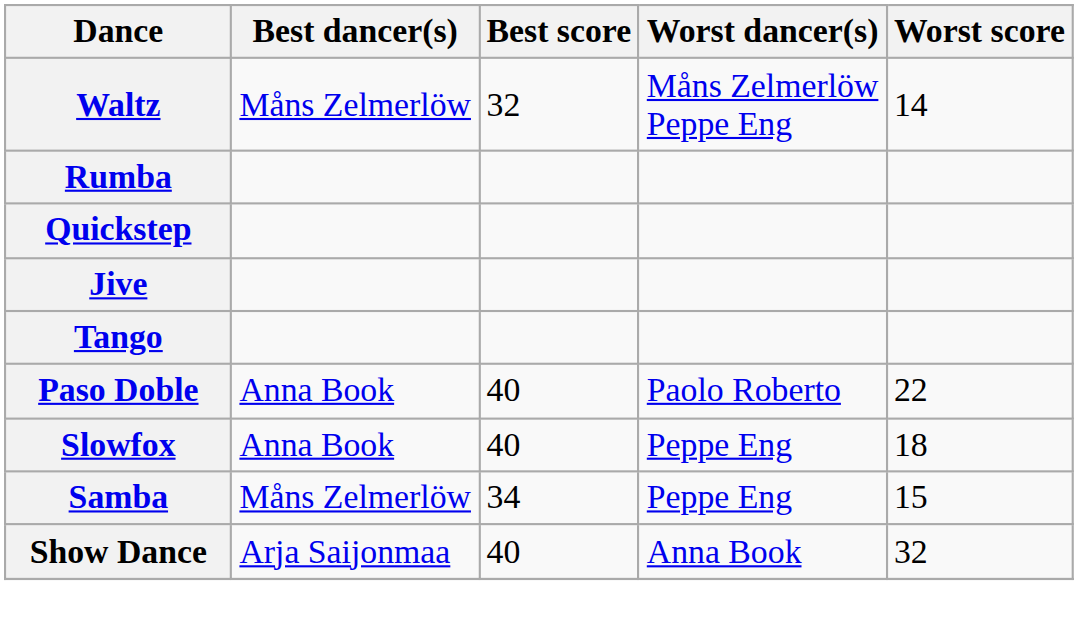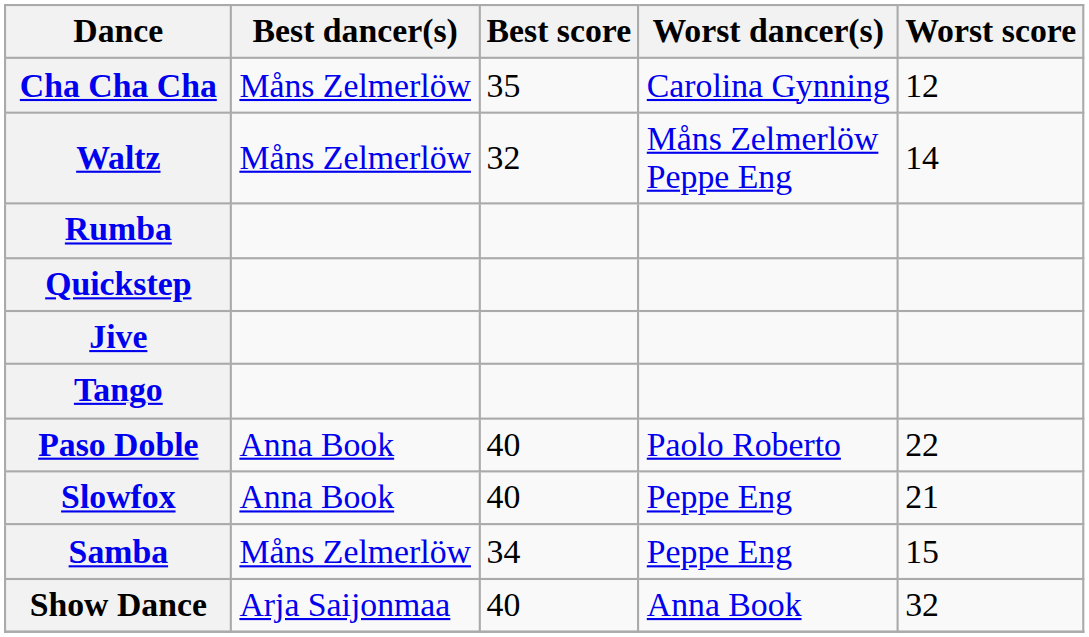+ row: (118, 84)
(911, 444) 18 -> (922, 497) 21
